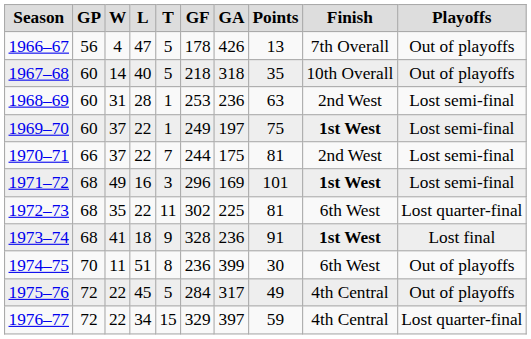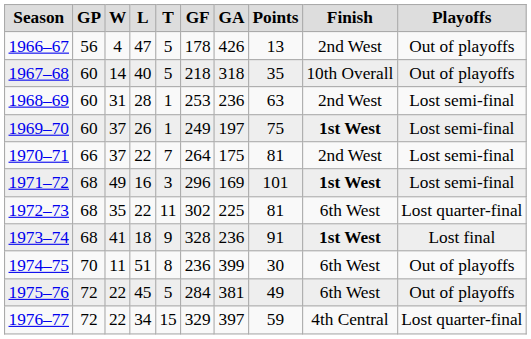(350, 45) 7th Overall -> (350, 45) 2nd West
(143, 127) 22 -> (143, 127) 26
(198, 155) 244 -> (198, 155) 264
(232, 292) 317 -> (232, 292) 381
(350, 292) 4th Central -> (350, 292) 6th West
